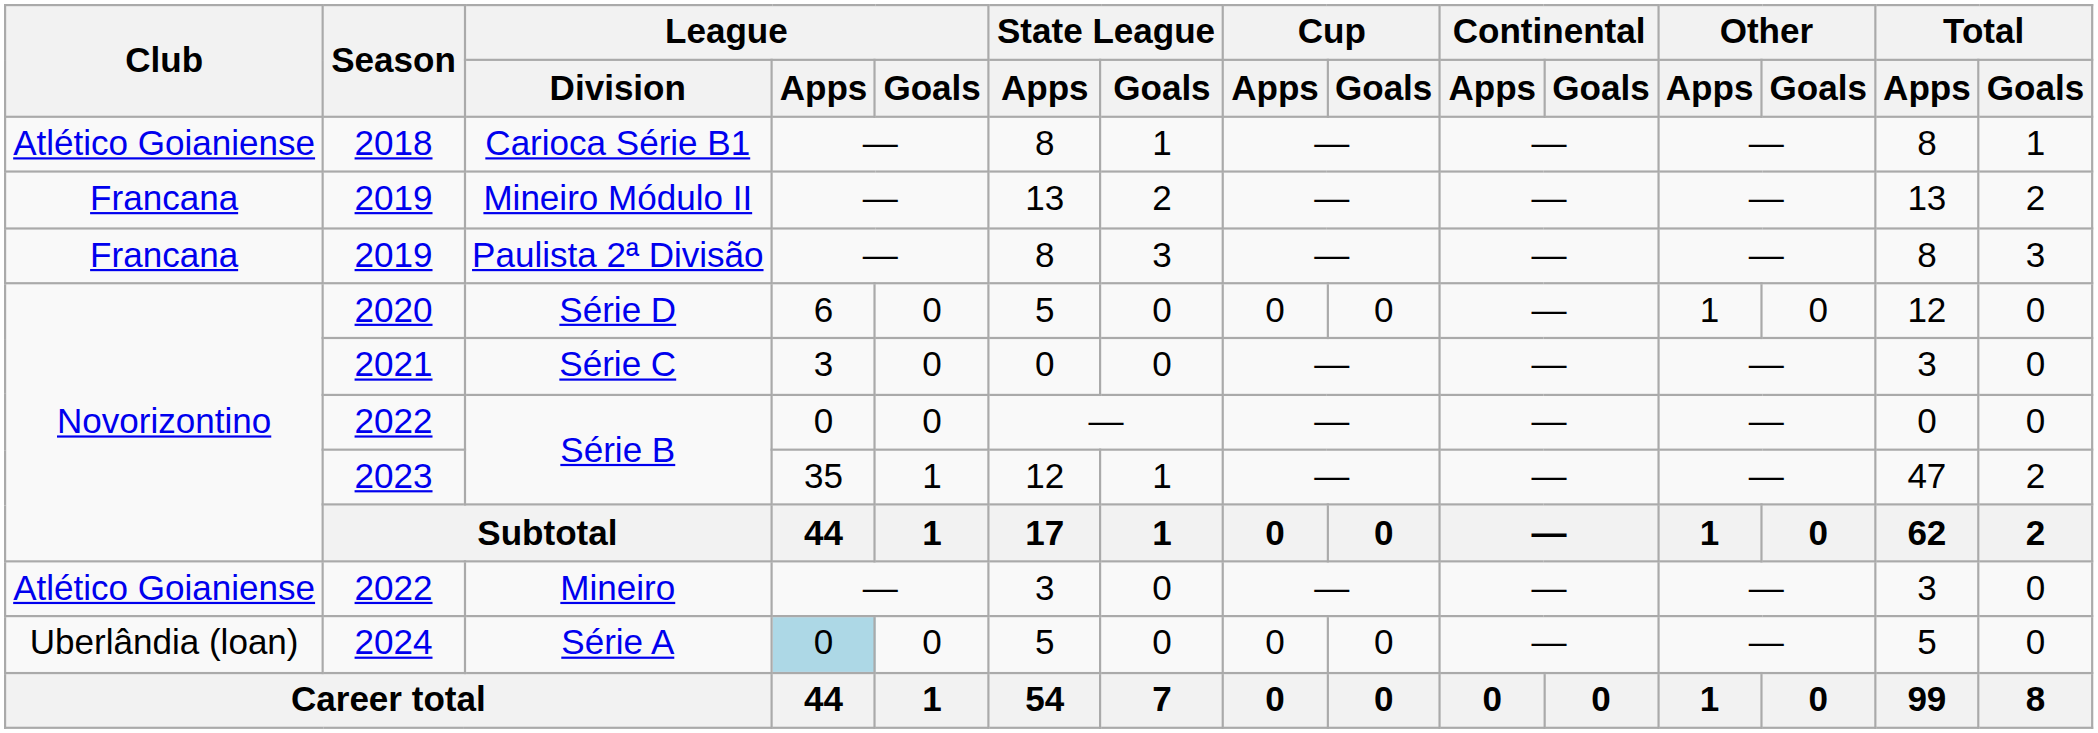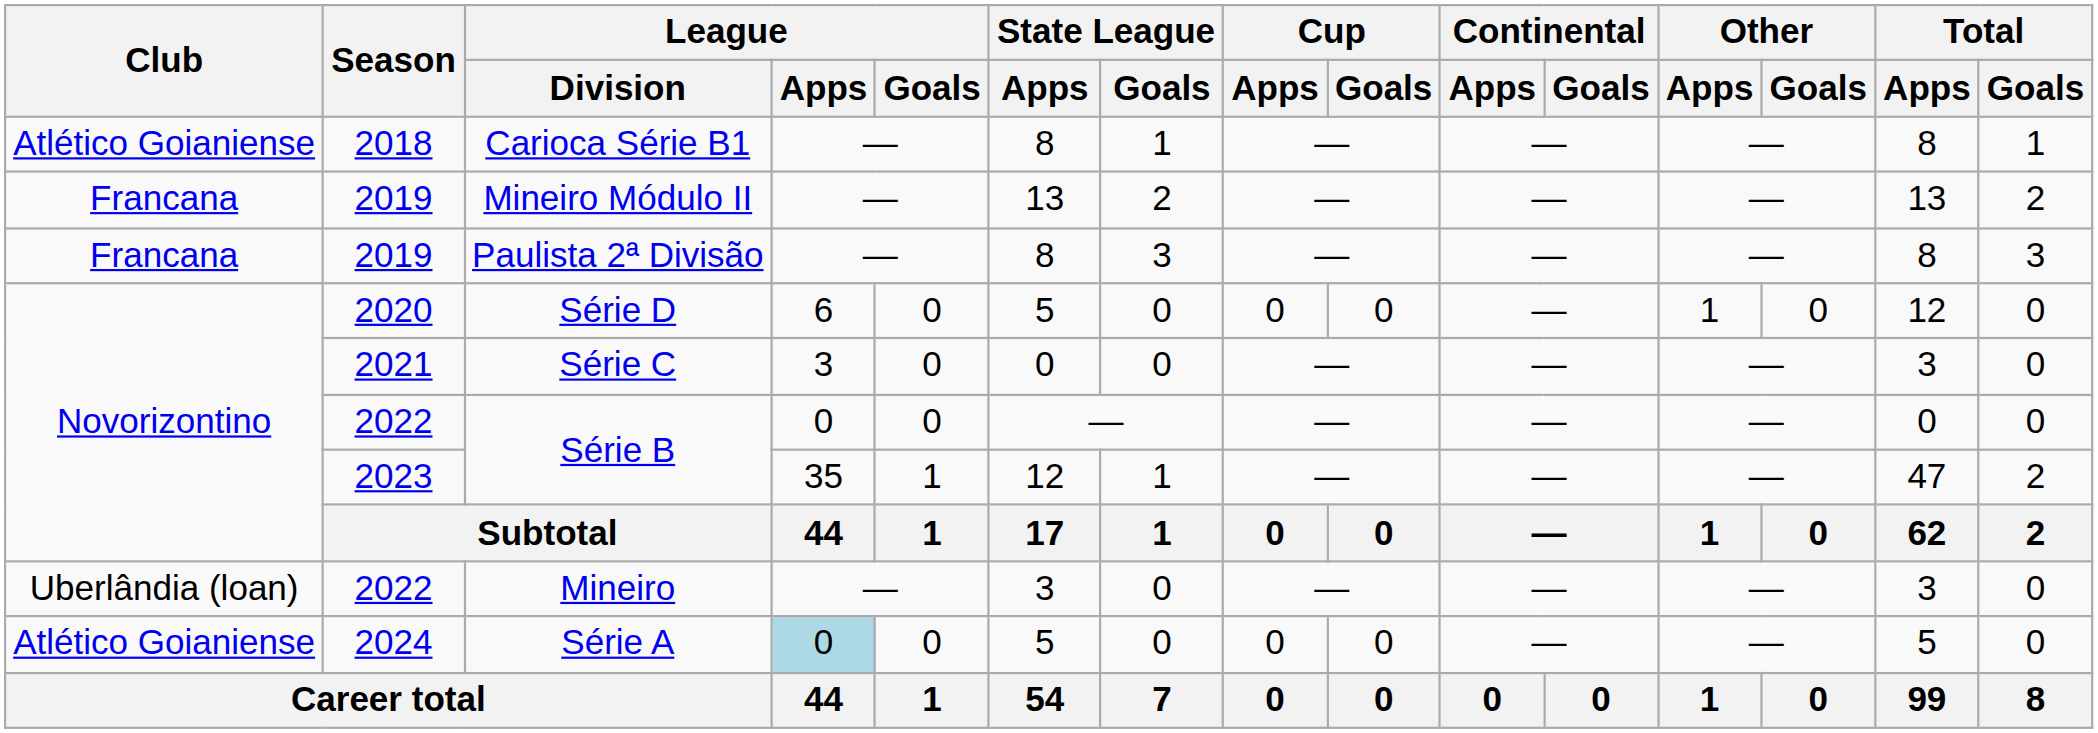(164, 587) Atlético Goianiense -> (164, 587) Uberlândia (loan)
(164, 643) Uberlândia (loan) -> (164, 643) Atlético Goianiense
